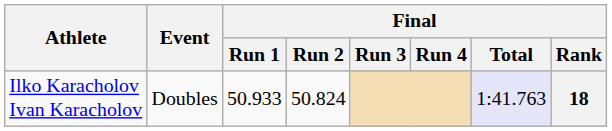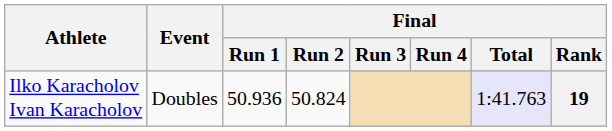(254, 98) 50.933 -> (254, 98) 50.936
(579, 98) 18 -> (579, 98) 19
